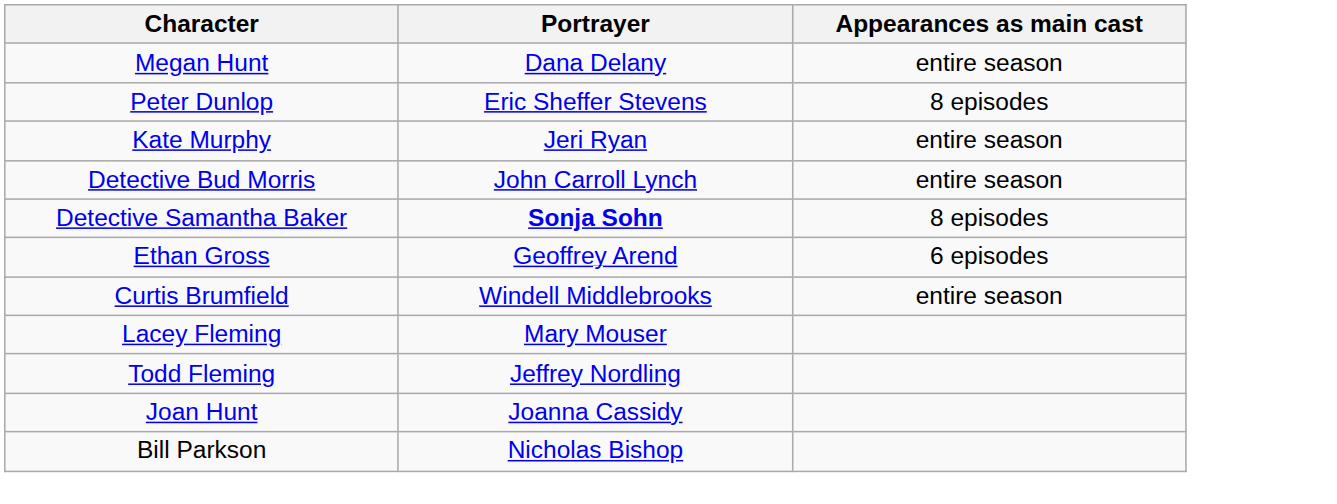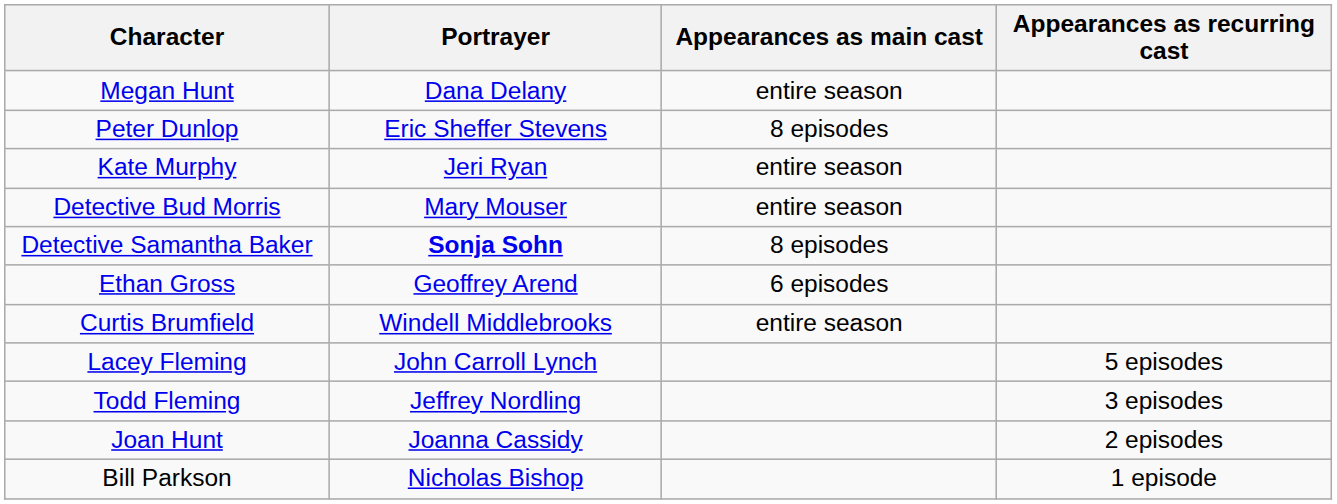+ column: (1164, 37)
(595, 179) John Carroll Lynch -> (496, 206) Mary Mouser
(595, 334) Mary Mouser -> (496, 362) John Carroll Lynch
